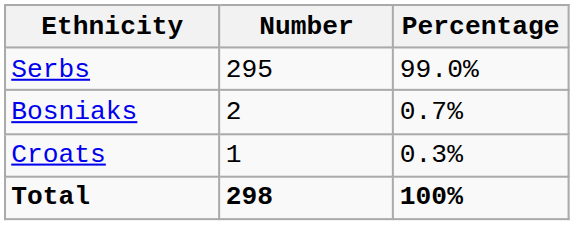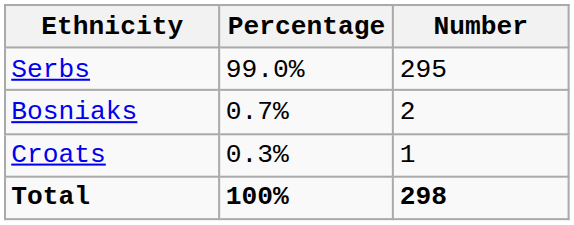columns swapped: (307, 26) <-> (481, 26)
